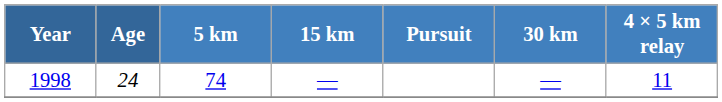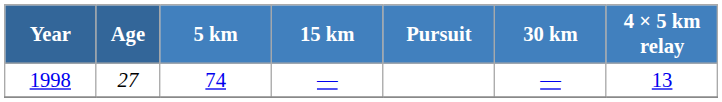(128, 80) 24 -> (128, 80) 27
(662, 80) 11 -> (662, 80) 13
